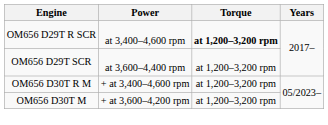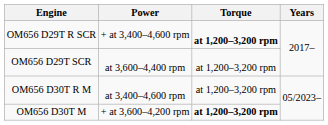(145, 40) at 3,400–4,600 rpm -> (145, 34) + at 3,400–4,600 rpm
(145, 84) + at 3,400–4,600 rpm -> (145, 95) at 3,400–4,600 rpm
(236, 100) normal -> (236, 112) bold
